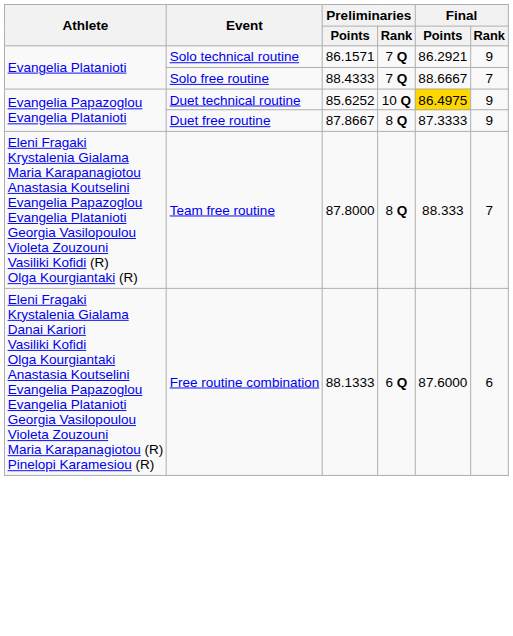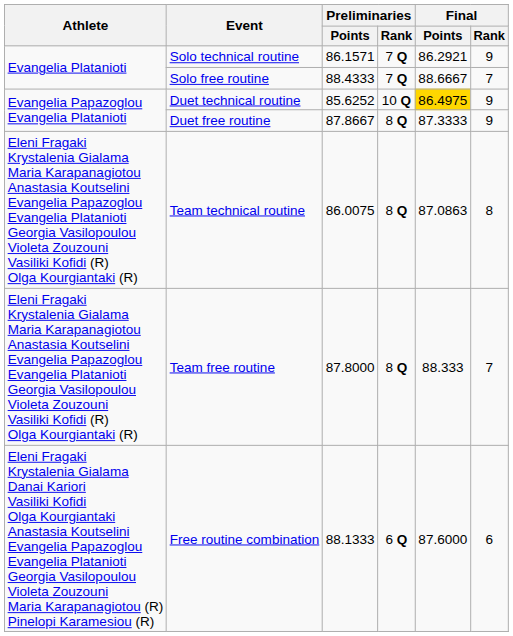+ row: (237, 210)
